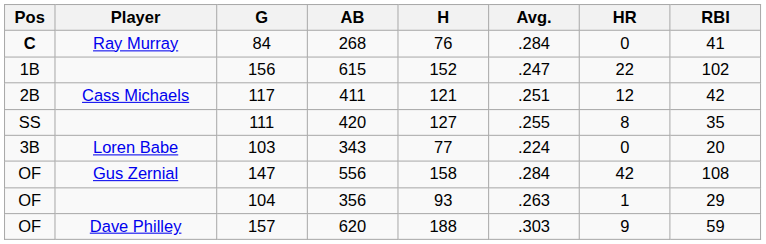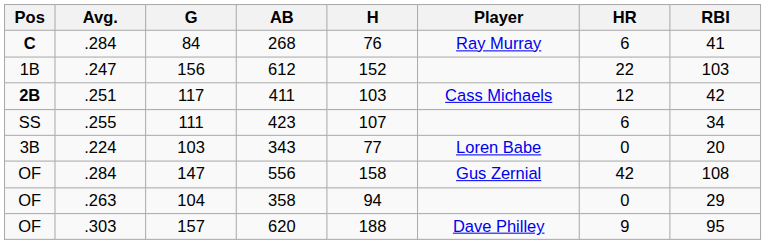columns swapped: (136, 17) <-> (534, 17)
(625, 43) 0 -> (625, 43) 6
(352, 69) 615 -> (282, 69) 612
(716, 69) 102 -> (716, 69) 103
(30, 95) normal -> (30, 95) bold
(443, 95) 121 -> (373, 95) 103
(352, 122) 420 -> (282, 122) 423
(443, 122) 127 -> (373, 122) 107
(625, 122) 8 -> (625, 122) 6
(716, 122) 35 -> (716, 122) 34
(352, 200) 356 -> (282, 200) 358
(443, 200) 93 -> (373, 200) 94
(625, 200) 1 -> (625, 200) 0
(716, 226) 59 -> (716, 226) 95
